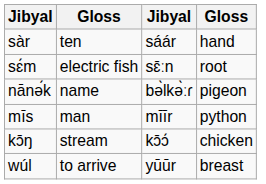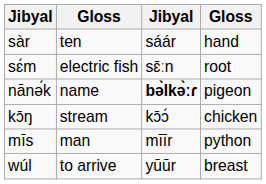(169, 91) normal -> (171, 91) bold
rows swapped: (21, 116) <-> (20, 141)
